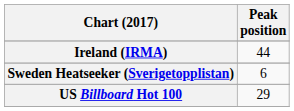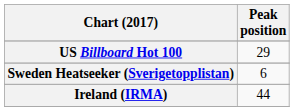rows swapped: (121, 52) <-> (121, 95)
